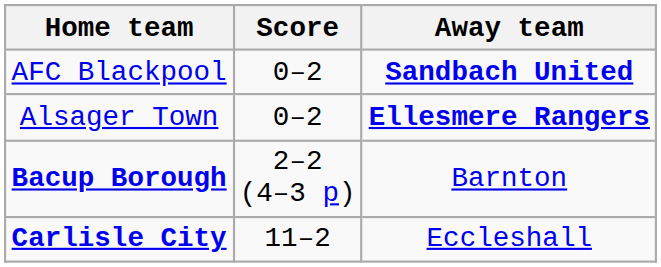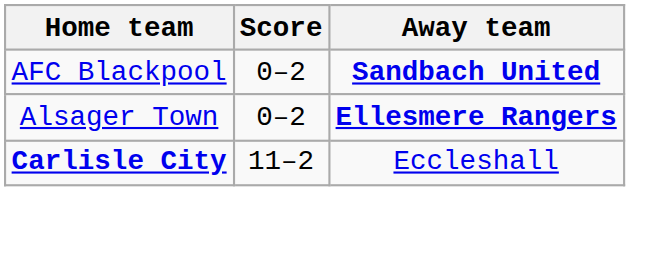- row: (119, 178)
